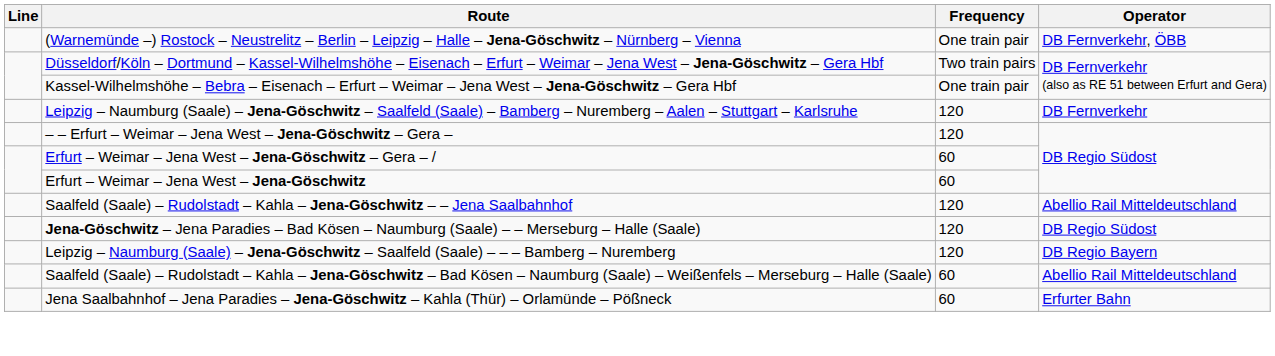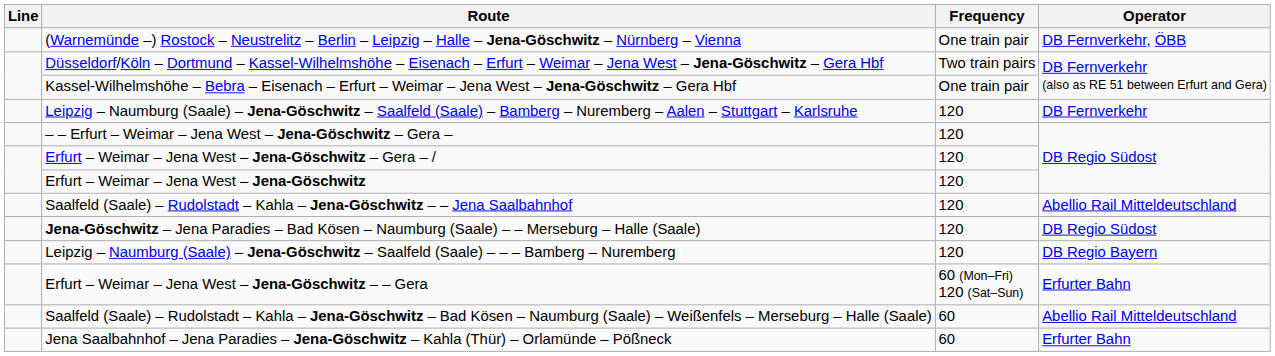(947, 157) 60 -> (951, 157) 120
(947, 181) 60 -> (951, 181) 120
+ row: (237, 284)
